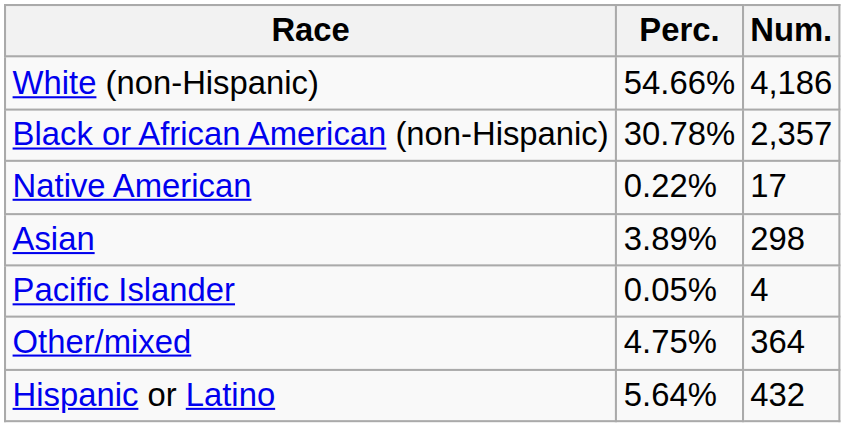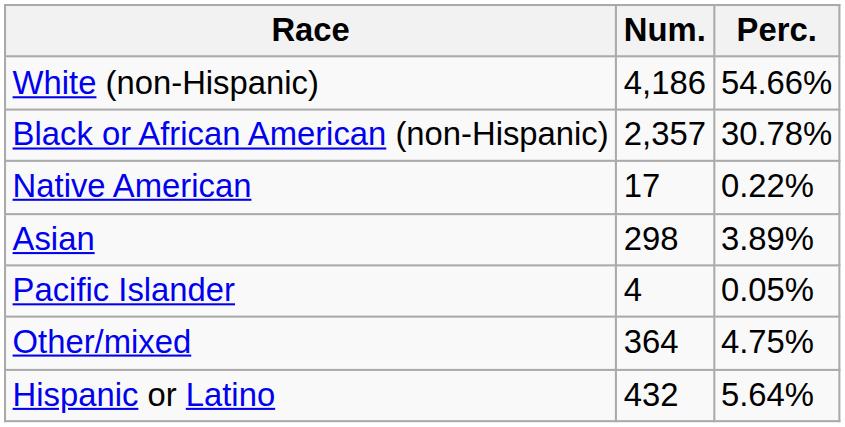columns swapped: (791, 30) <-> (679, 30)
